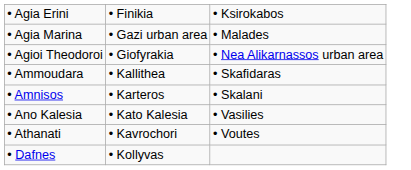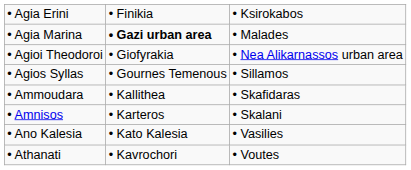(158, 34) normal -> (160, 34) bold
+ row: (45, 74)
- row: (31, 154)
